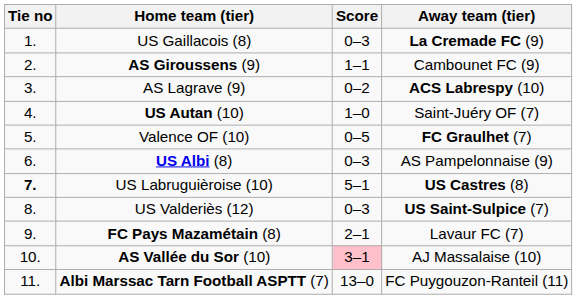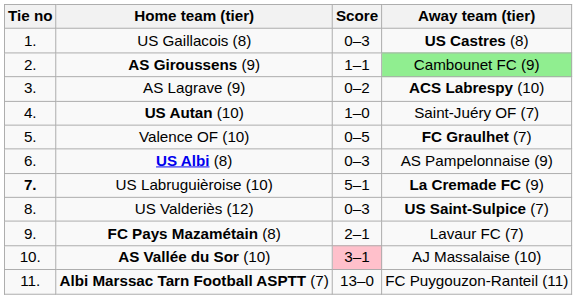(477, 40) La Cremade FC (9) -> (477, 40) US Castres (8)
(477, 64) no background -> (477, 64) lightgreen background
(477, 185) US Castres (8) -> (477, 185) La Cremade FC (9)
